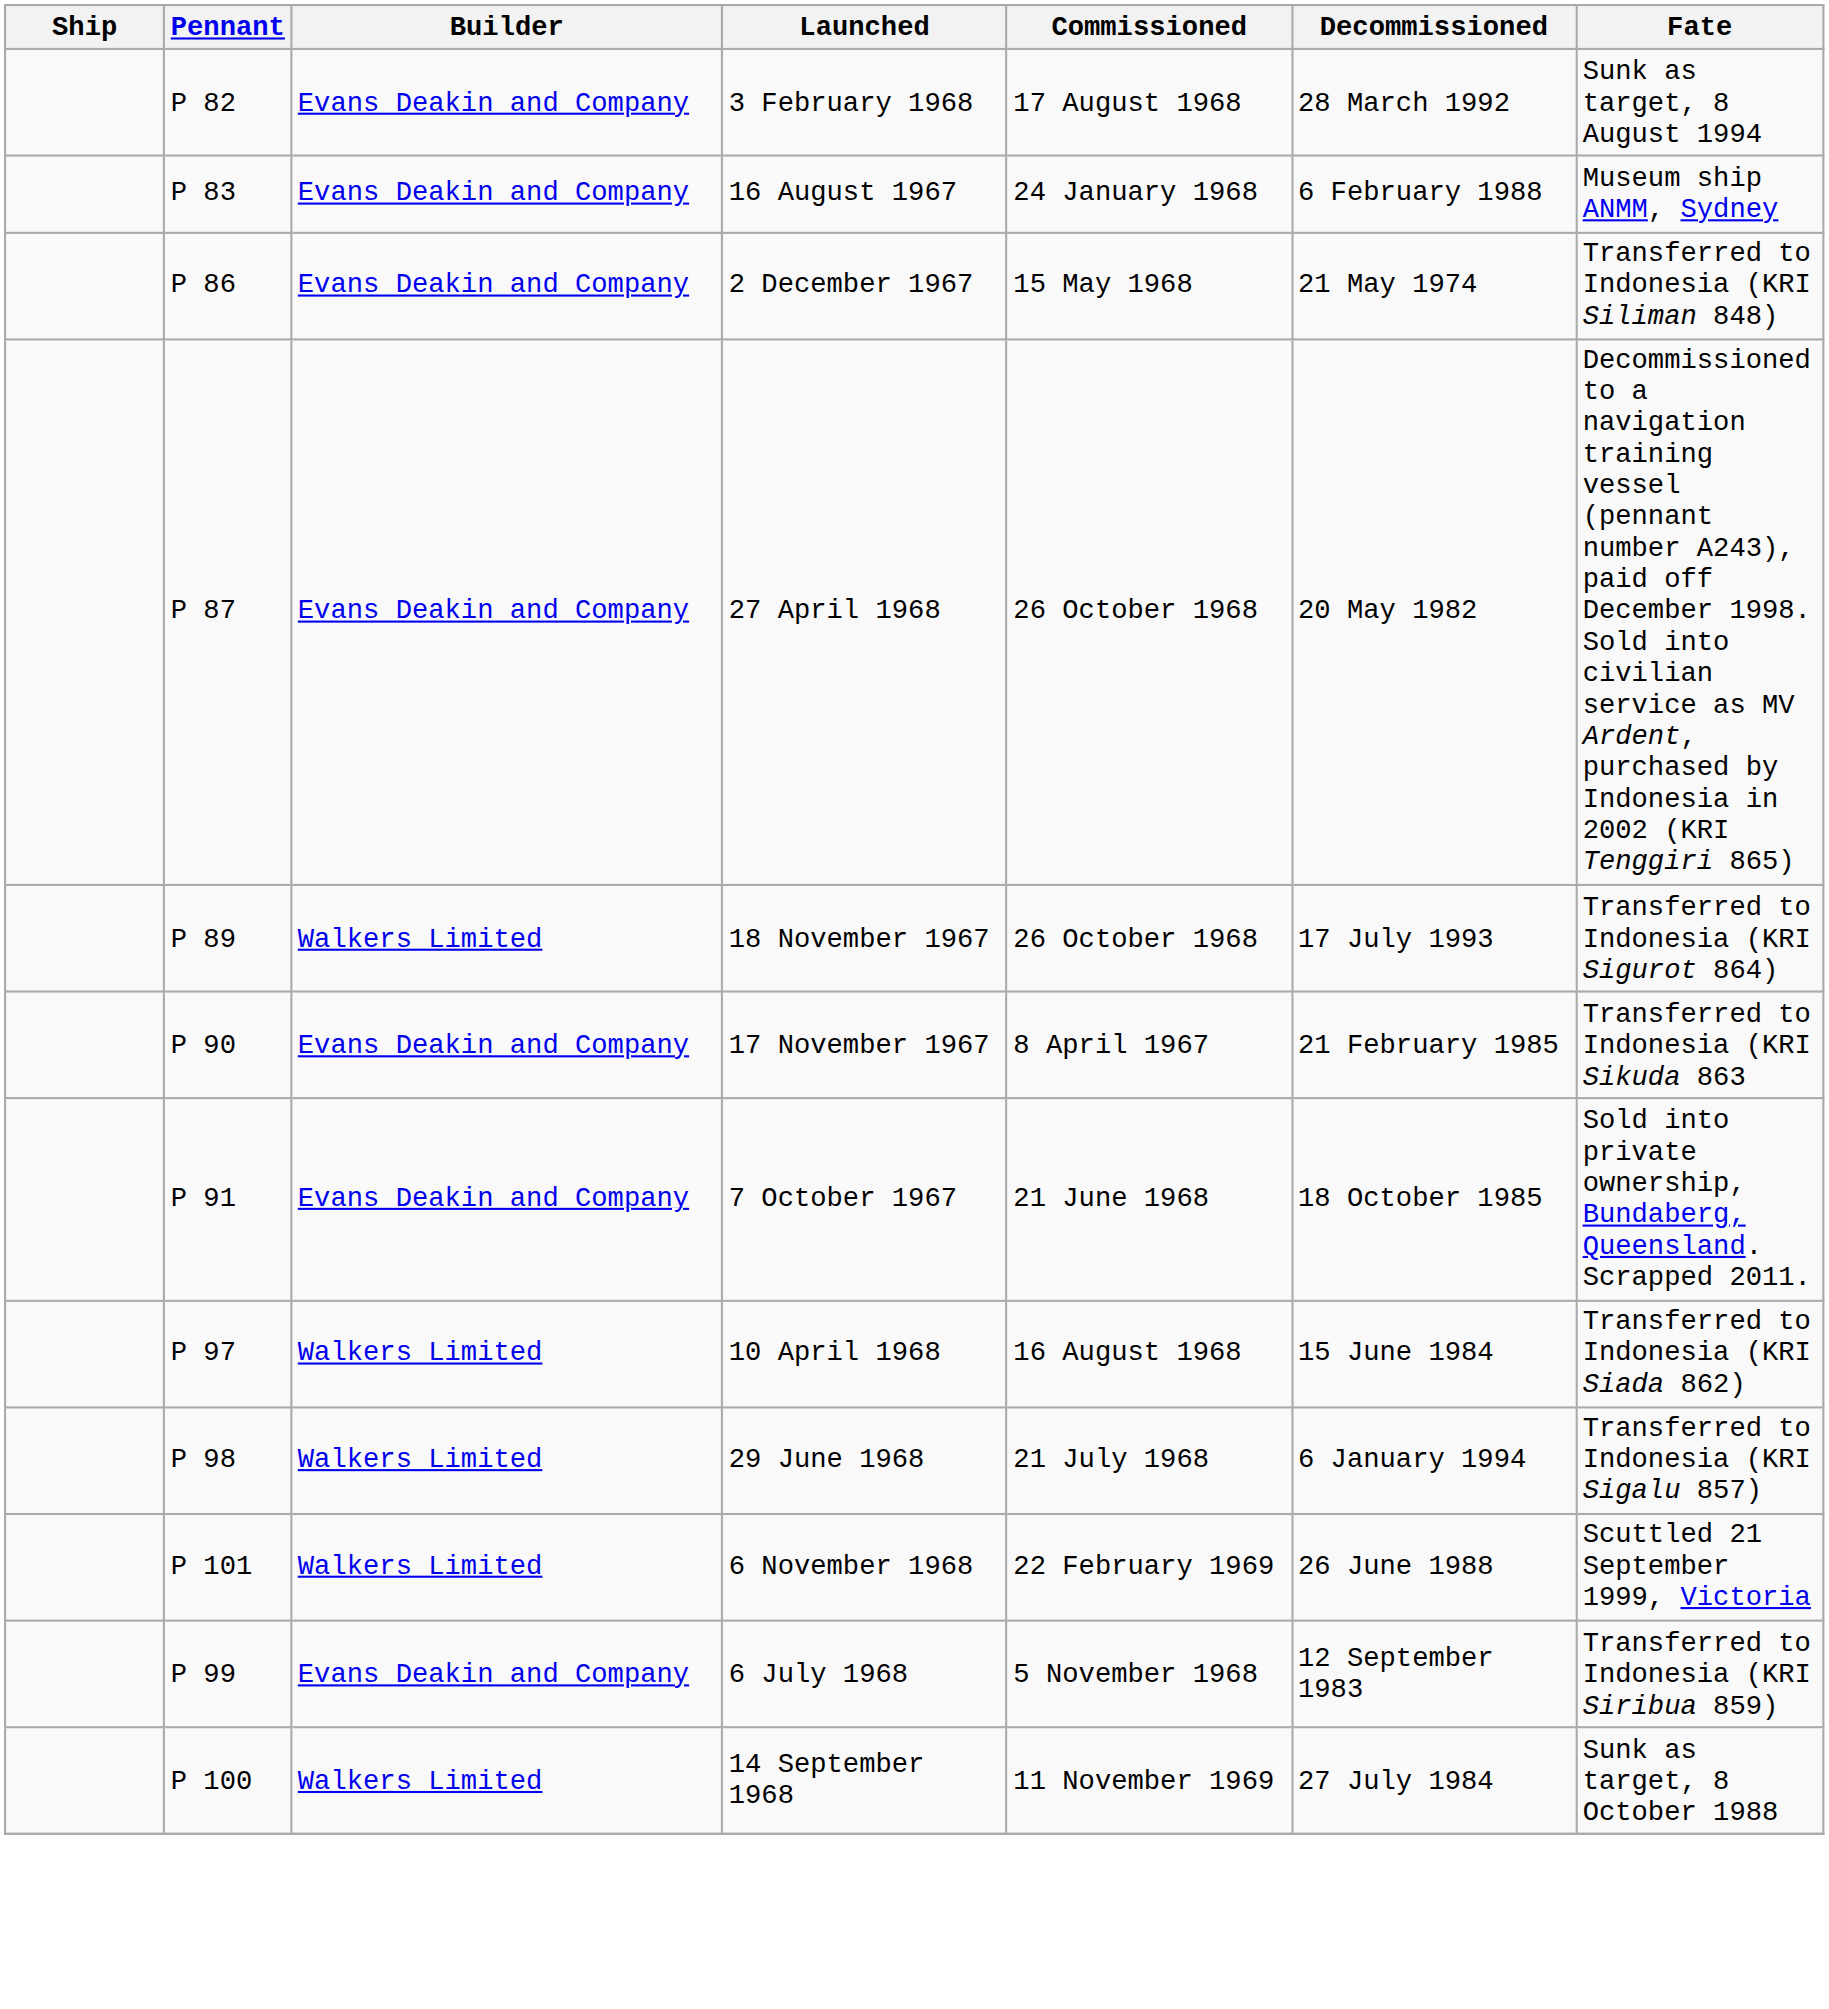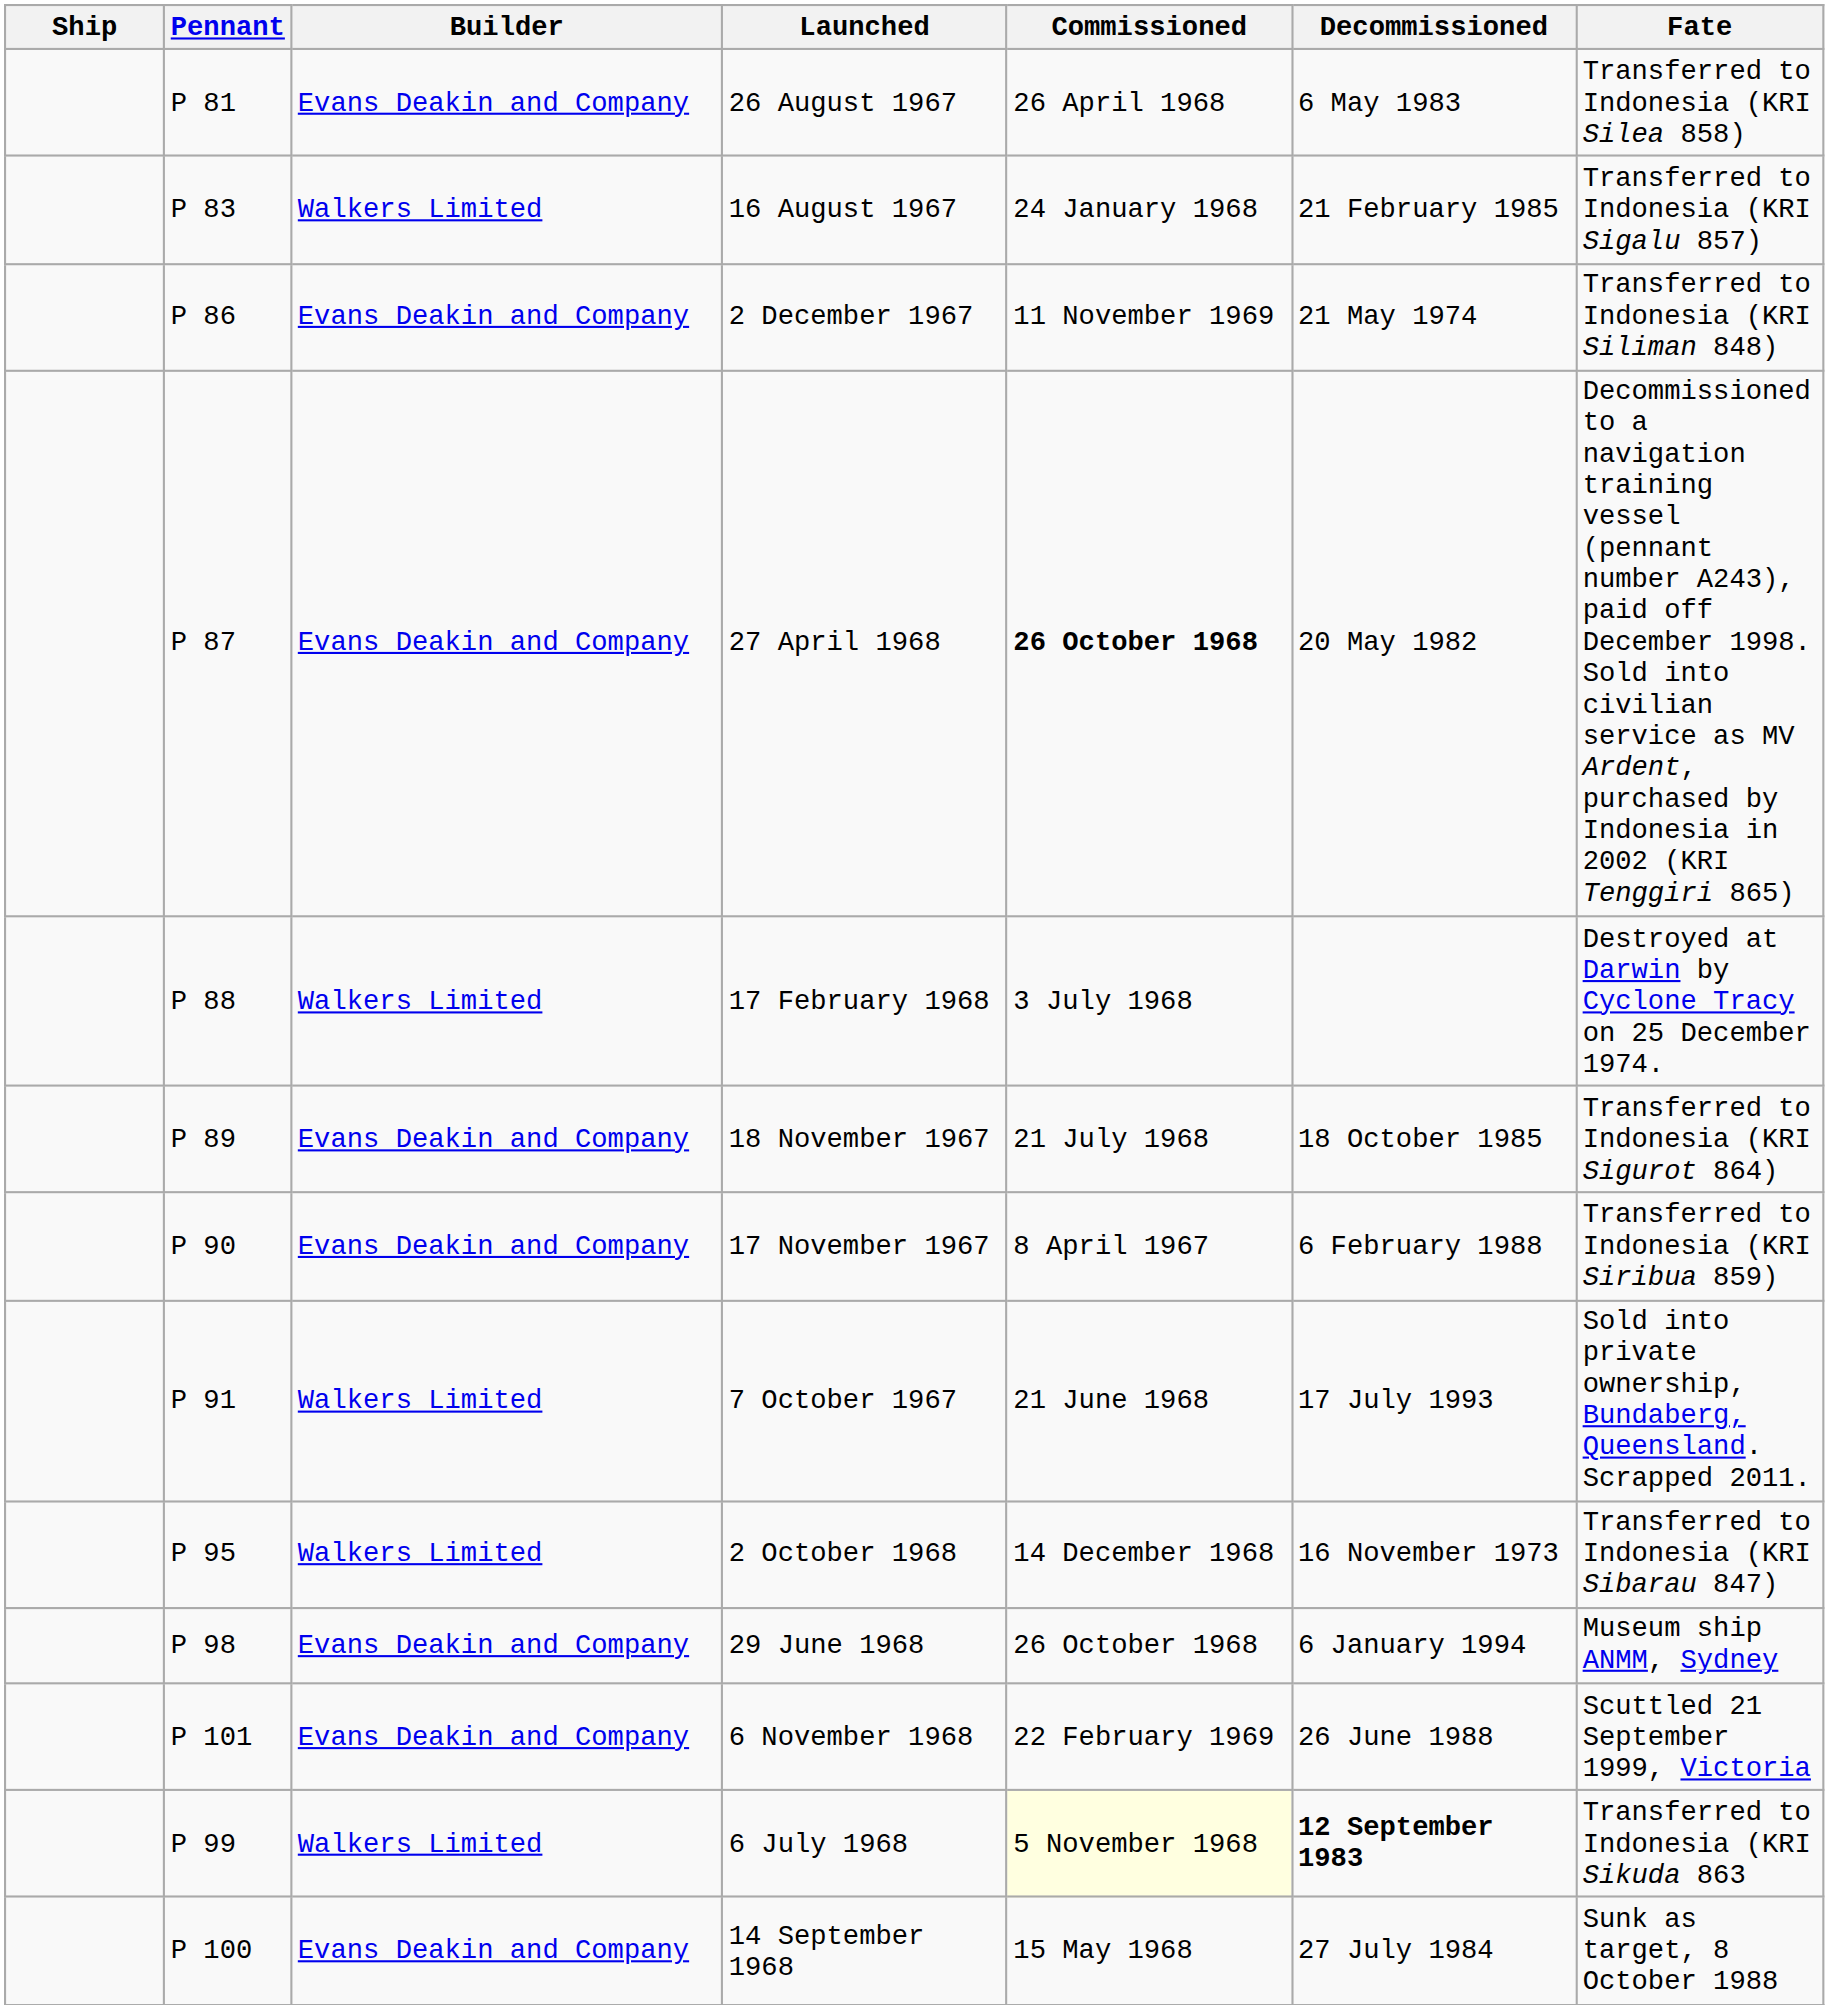+ row: (843, 103)
- row: (851, 103)
(493, 194) Evans Deakin and Company -> (420, 210) Walkers Limited
(1420, 194) 6 February 1988 -> (1428, 210) 21 February 1985
(1680, 194) Museum ship ANMM, Sydney -> (1697, 210) Transferred to Indonesia (KRI Sigalu 857)
(1103, 285) 15 May 1968 -> (1144, 317) 11 November 1969
(1136, 612) normal -> (1136, 643) bold
+ row: (859, 1001)
(420, 938) Walkers Limited -> (493, 1139) Evans Deakin and Company
(1136, 938) 26 October 1968 -> (1111, 1139) 21 July 1968
(1396, 938) 17 July 1993 -> (1420, 1139) 18 October 1985
(1428, 1045) 21 February 1985 -> (1420, 1246) 6 February 1988
(1697, 1045) Transferred to Indonesia (KRI Sikuda 863 -> (1697, 1246) Transferred to Indonesia (KRI Siribua 859)
(493, 1199) Evans Deakin and Company -> (420, 1400) Walkers Limited
(1420, 1199) 18 October 1985 -> (1396, 1400) 17 July 1993
+ row: (843, 1554)
- row: (835, 1353)
(420, 1460) Walkers Limited -> (493, 1646) Evans Deakin and Company
(1111, 1460) 21 July 1968 -> (1136, 1646) 26 October 1968
(1697, 1460) Transferred to Indonesia (KRI Sigalu 857) -> (1680, 1646) Museum ship ANMM, Sydney
(420, 1567) Walkers Limited -> (493, 1737) Evans Deakin and Company
(493, 1674) Evans Deakin and Company -> (420, 1844) Walkers Limited
(1136, 1674) no background -> (1136, 1844) lightyellow background
(1396, 1674) normal -> (1396, 1844) bold
(1697, 1674) Transferred to Indonesia (KRI Siribua 859) -> (1697, 1844) Transferred to Indonesia (KRI Sikuda 863
(420, 1781) Walkers Limited -> (493, 1951) Evans Deakin and Company
(1144, 1781) 11 November 1969 -> (1103, 1951) 15 May 1968
